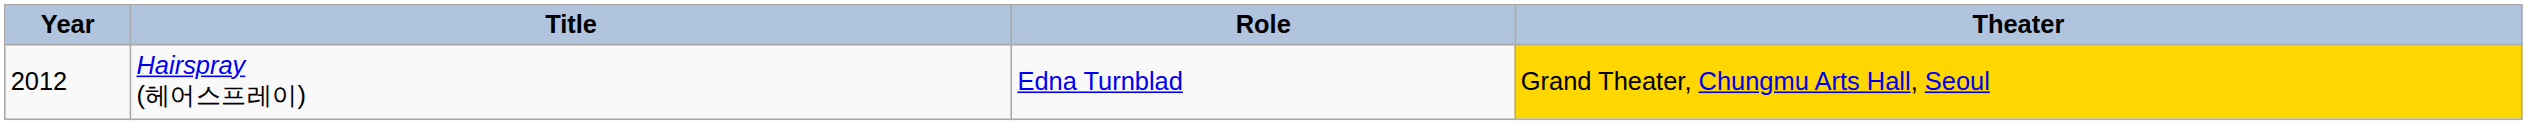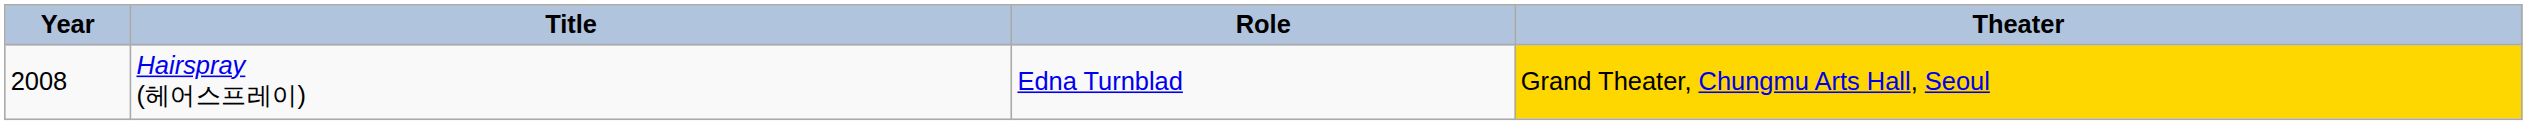(39, 81) 2012 -> (39, 81) 2008
